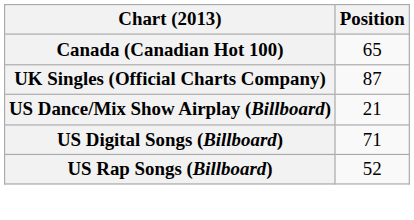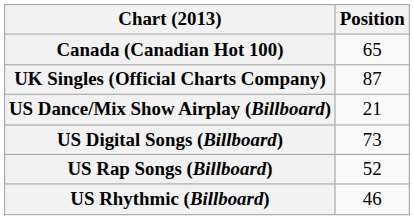(372, 139) 71 -> (372, 139) 73
+ row: (170, 199)
